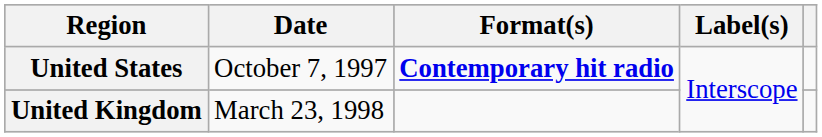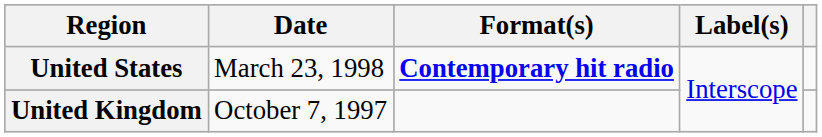(301, 68) October 7, 1997 -> (299, 68) March 23, 1998
(299, 110) March 23, 1998 -> (301, 110) October 7, 1997
